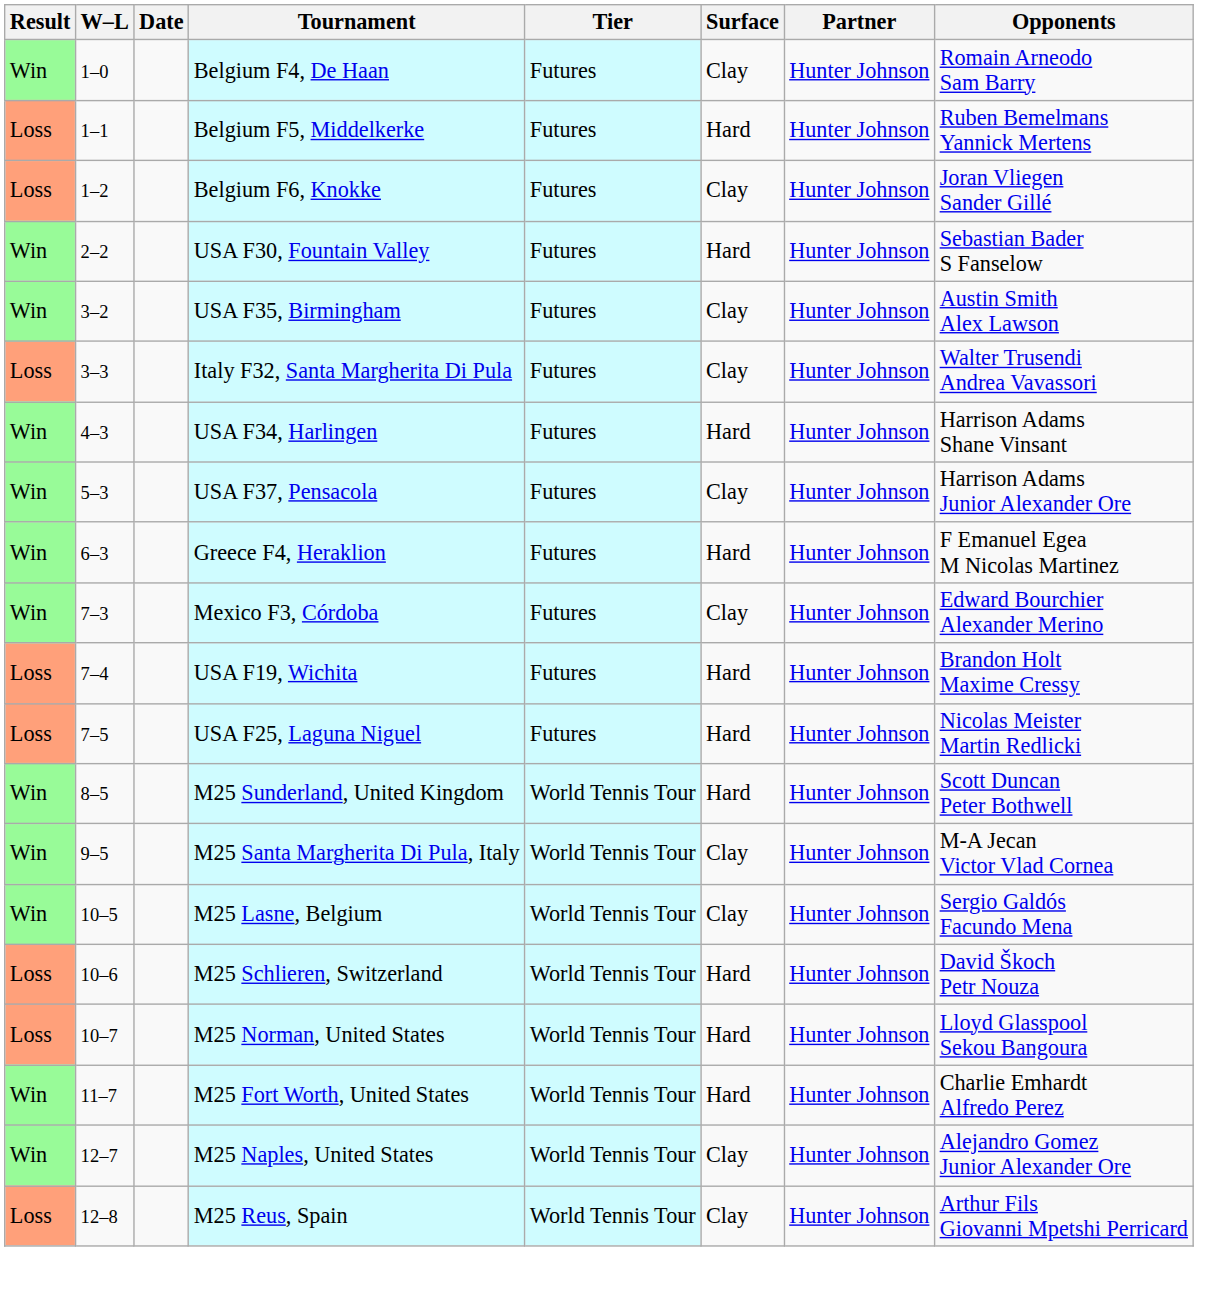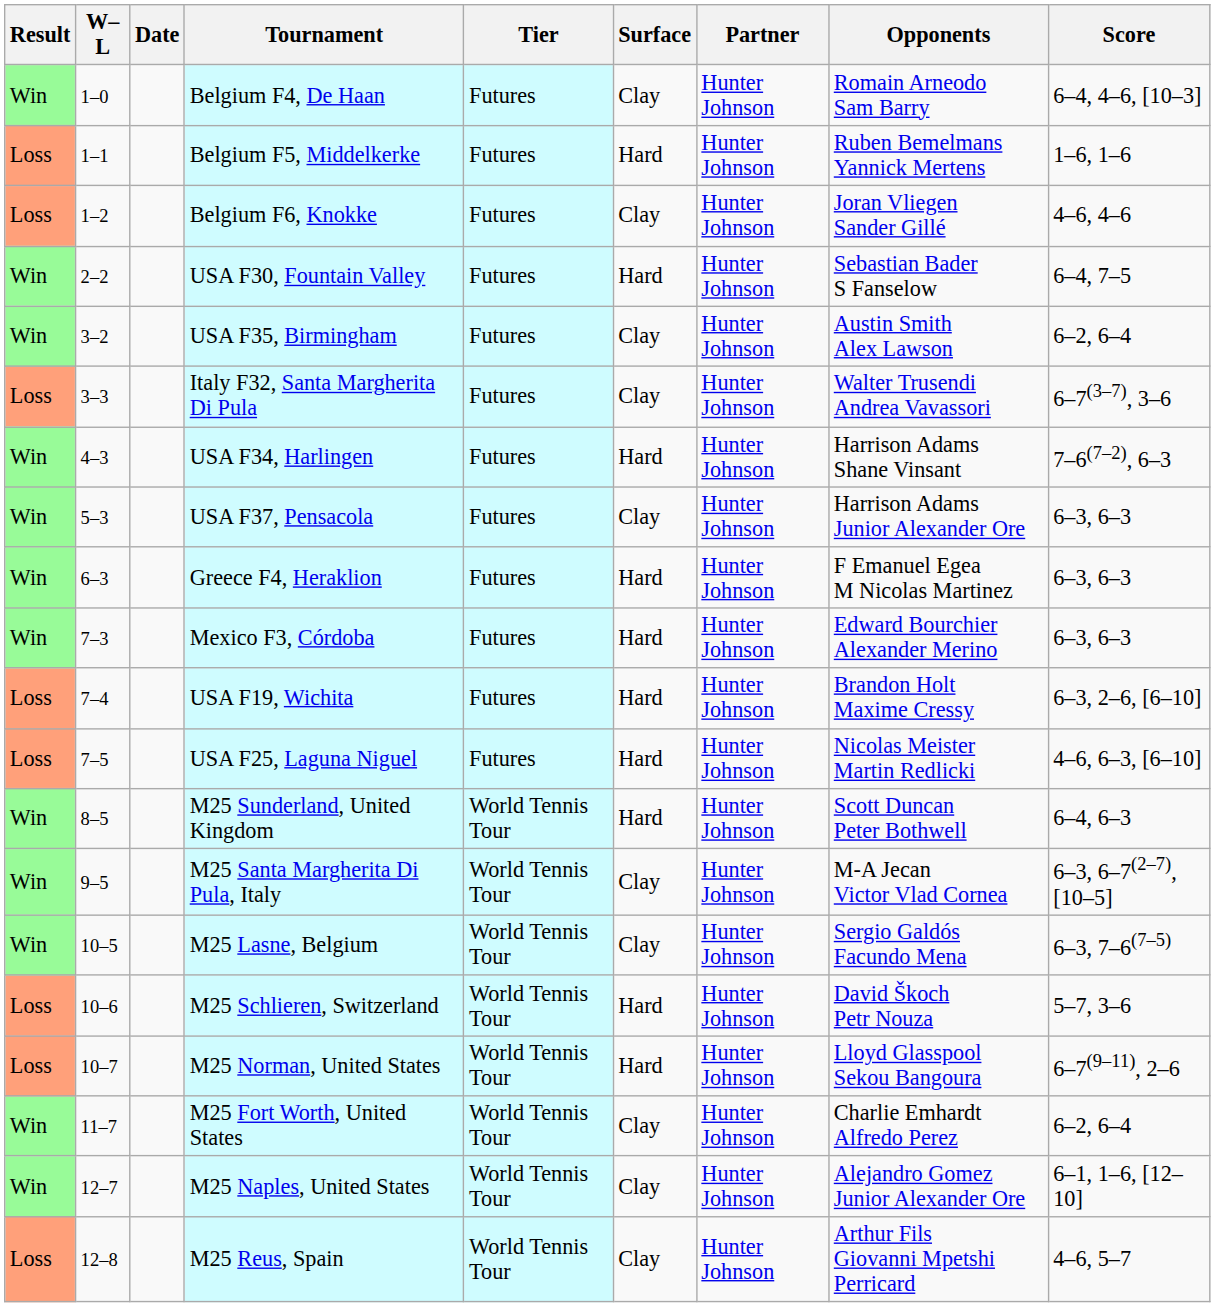+ column: (1129, 34)
(727, 612) Clay -> (640, 637) Hard
(728, 1094) Hard -> (639, 1125) Clay
